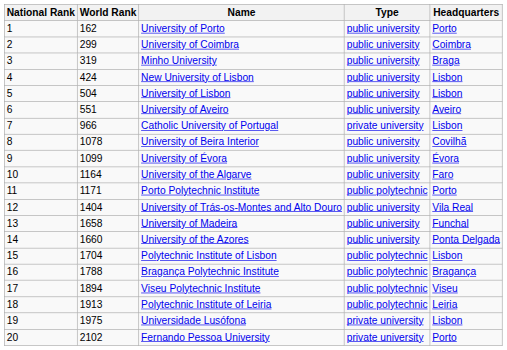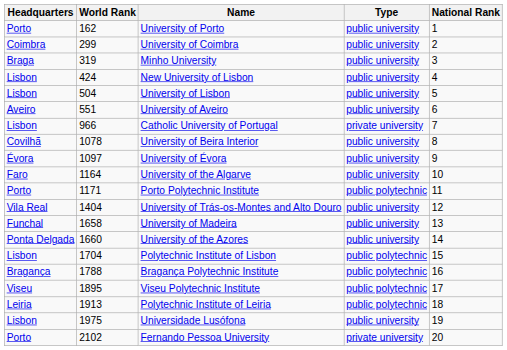columns swapped: (41, 12) <-> (466, 12)
(91, 158) 1099 -> (91, 158) 1097
(91, 288) 1894 -> (91, 288) 1895
(385, 321) private university -> (383, 321) public university
